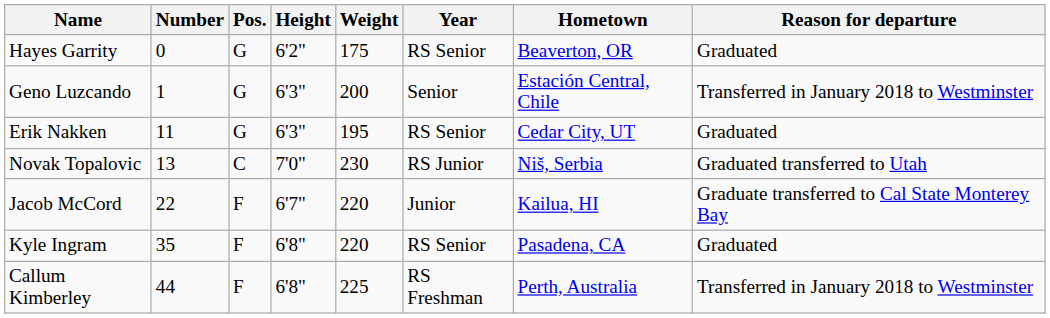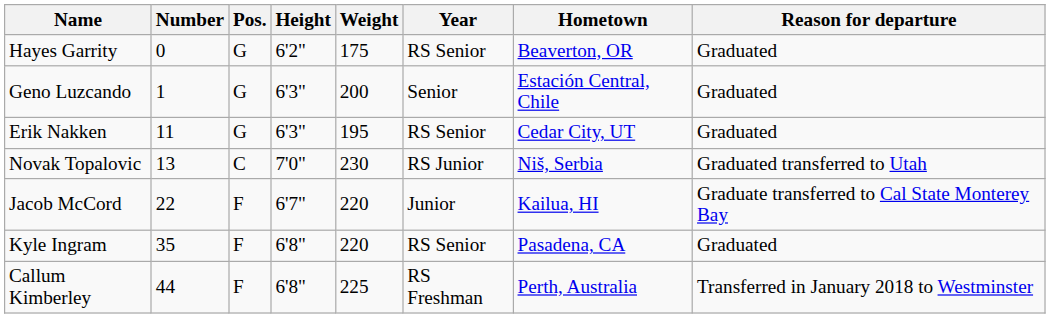(865, 91) Transferred in January 2018 to Westminster -> (737, 91) Graduated
